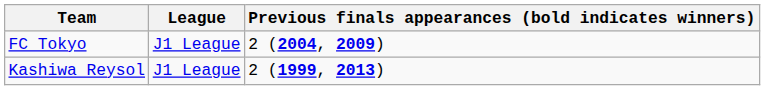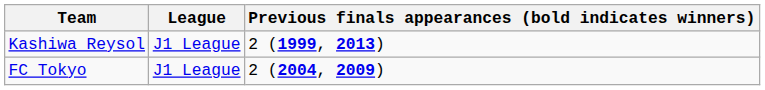rows swapped: (77, 71) <-> (48, 44)
